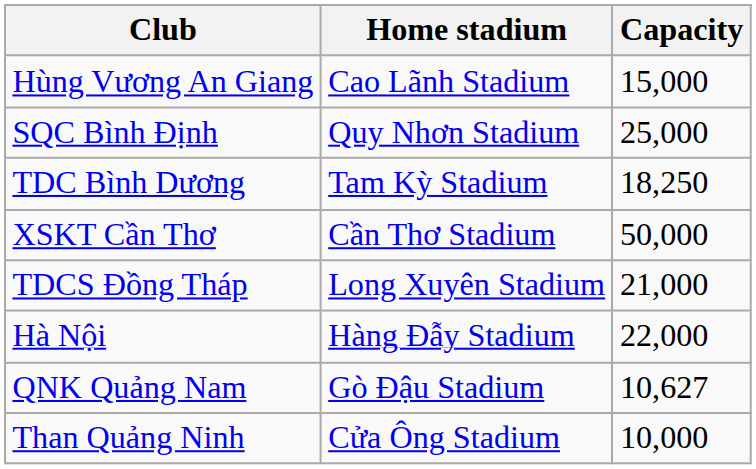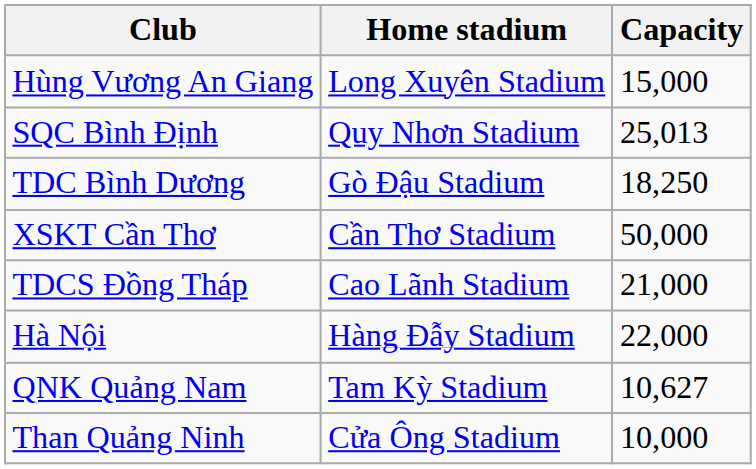(449, 81) Cao Lãnh Stadium -> (467, 81) Long Xuyên Stadium
(664, 132) 25,000 -> (664, 132) 25,013
(438, 183) Tam Kỳ Stadium -> (436, 183) Gò Đậu Stadium
(467, 285) Long Xuyên Stadium -> (449, 285) Cao Lãnh Stadium
(436, 387) Gò Đậu Stadium -> (438, 387) Tam Kỳ Stadium
